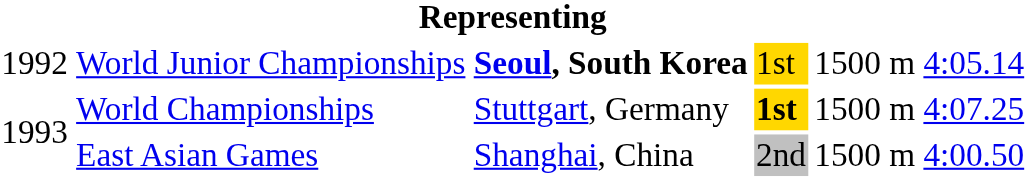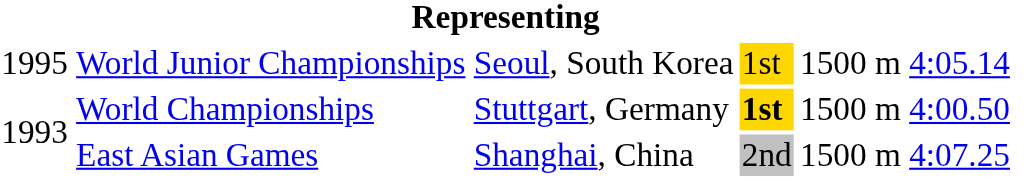(35, 63) 1992 -> (35, 63) 1995
(611, 63) bold -> (604, 63) normal
(974, 108) 4:07.25 -> (960, 108) 4:00.50
(974, 154) 4:00.50 -> (960, 154) 4:07.25
